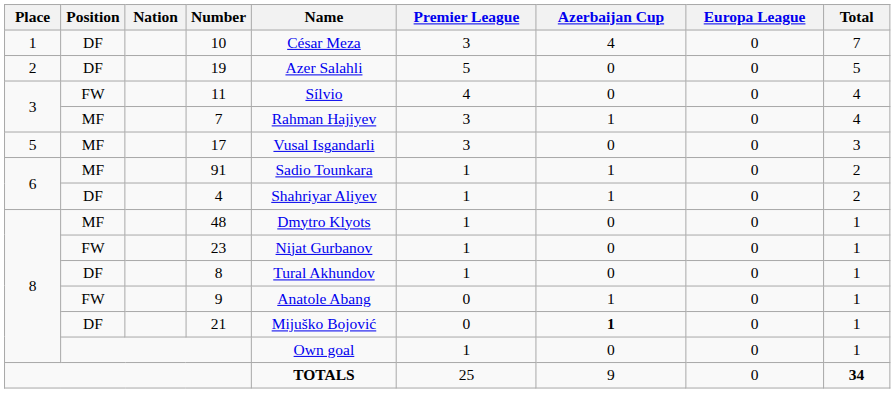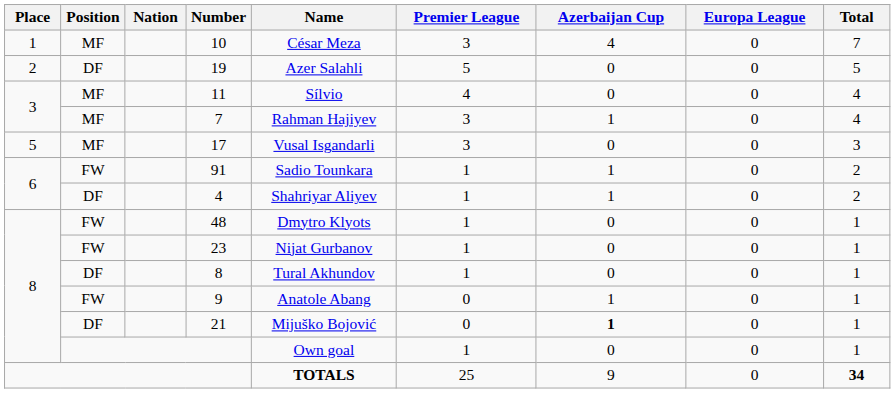(93, 43) DF -> (93, 43) MF
(93, 94) FW -> (93, 94) MF
(93, 170) MF -> (93, 170) FW
(93, 221) MF -> (93, 221) FW
